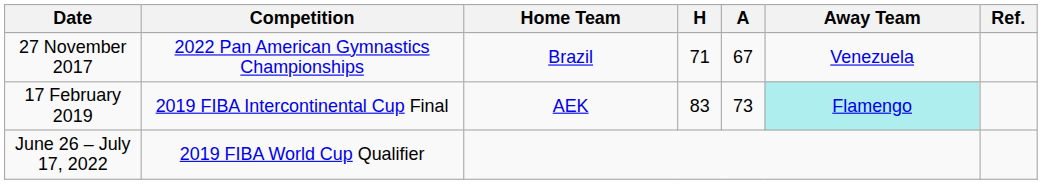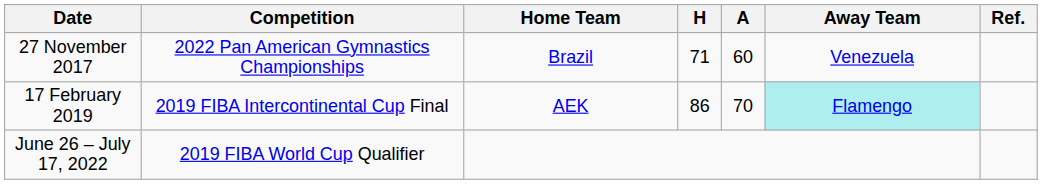(743, 57) 67 -> (743, 57) 60
(700, 105) 83 -> (700, 105) 86
(743, 105) 73 -> (743, 105) 70
